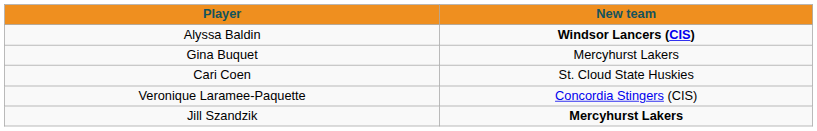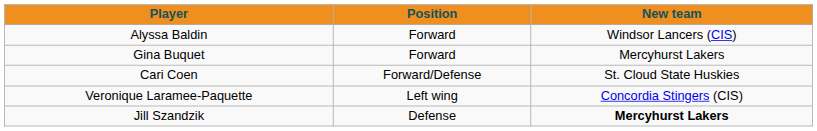+ column: (432, 14)
(626, 34) bold -> (672, 34) normal
